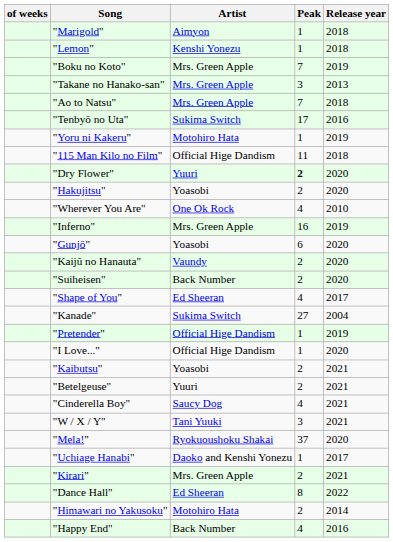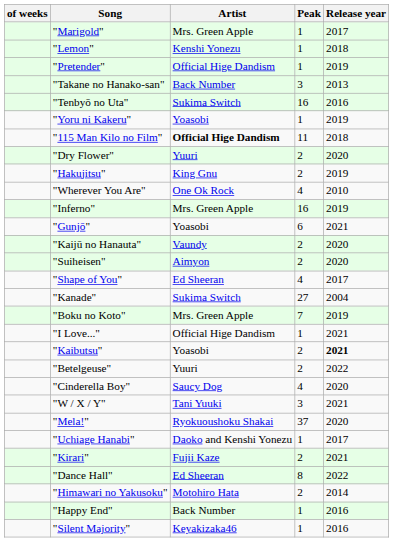(191, 31) Aimyon -> (213, 31) Mrs. Green Apple
(337, 31) 2018 -> (337, 31) 2017
rows swapped: (79, 333) <-> (89, 66)
(213, 84) Mrs. Green Apple -> (204, 84) Back Number
- row: (84, 102)
(303, 119) 17 -> (303, 102) 16
(206, 137) Motohiro Hata -> (191, 119) Yoasobi
(224, 155) normal -> (226, 137) bold
(300, 173) bold -> (300, 155) normal
(191, 191) Yoasobi -> (195, 173) King Gnu
(337, 191) 2020 -> (337, 173) 2019
(337, 244) 2020 -> (337, 226) 2021
(204, 279) Back Number -> (191, 262) Aimyon
(337, 350) 2020 -> (337, 333) 2021
(337, 368) normal -> (337, 350) bold
(337, 386) 2021 -> (337, 368) 2022
(337, 404) 2021 -> (337, 386) 2020
(213, 475) Mrs. Green Apple -> (196, 457) Fujii Kaze
(300, 528) 4 -> (300, 510) 1
+ row: (91, 528)
